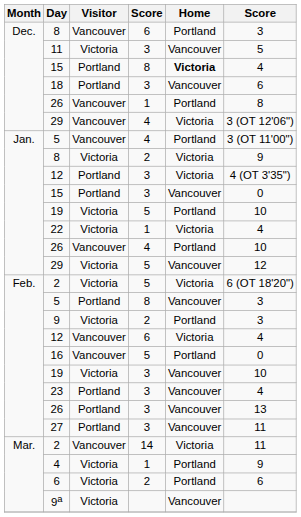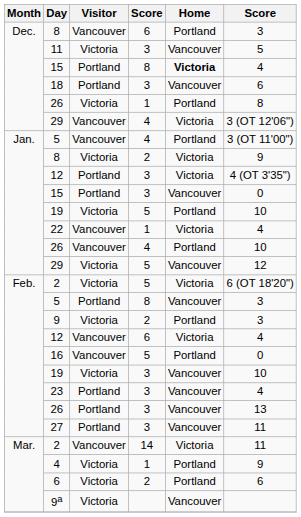(99, 103) Vancouver -> (99, 103) Victoria
(99, 229) Victoria -> (99, 229) Vancouver
